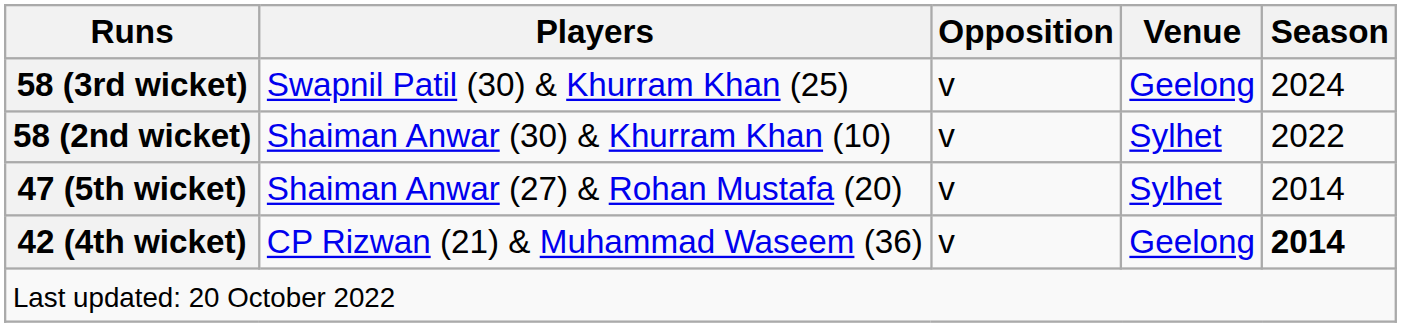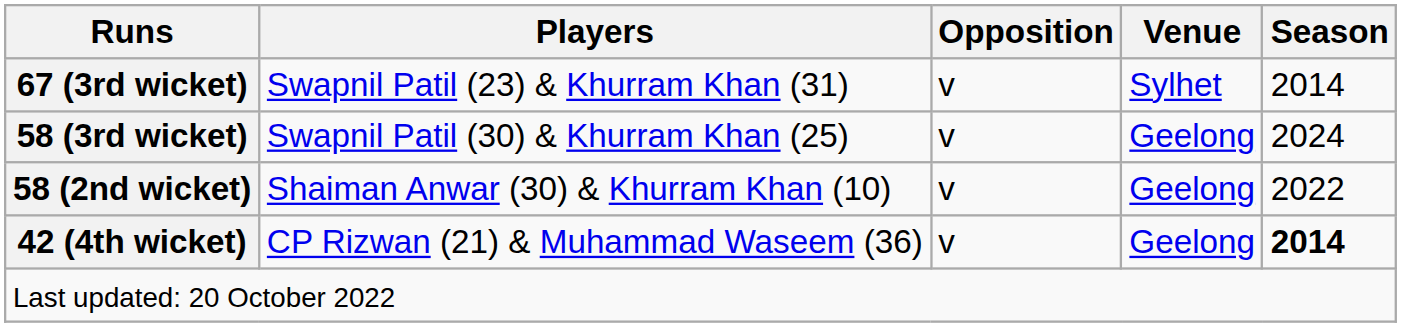+ row: (132, 84)
(1176, 137) Sylhet -> (1192, 189) Geelong
- row: (132, 189)
